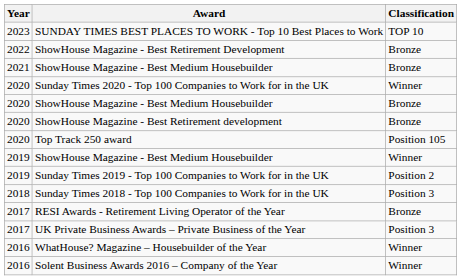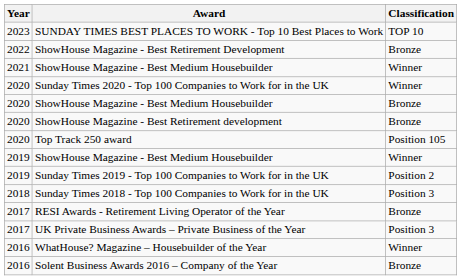(405, 67) Bronze -> (405, 67) Winner
(405, 265) Winner -> (405, 265) Bronze
